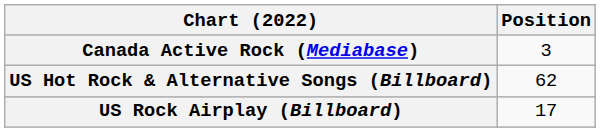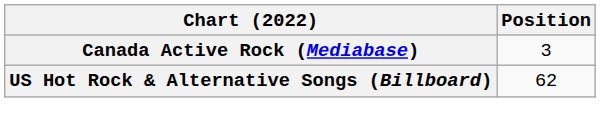- row: (251, 112)
